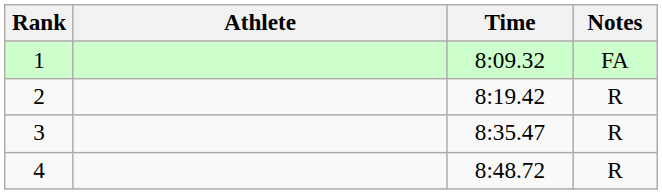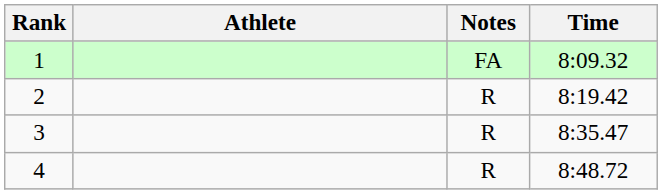columns swapped: (510, 22) <-> (615, 22)
